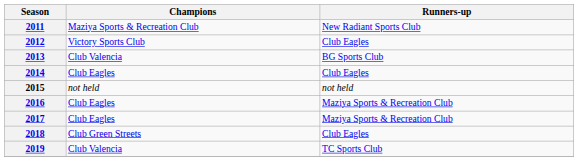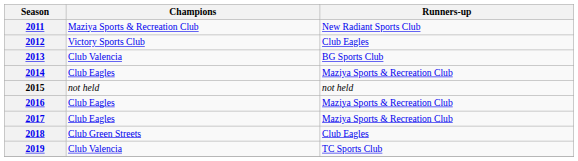(345, 73) Club Eagles -> (387, 73) Maziya Sports & Recreation Club
